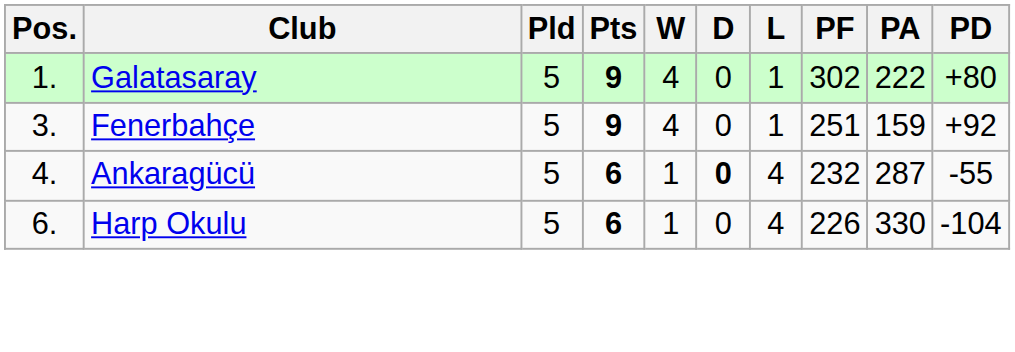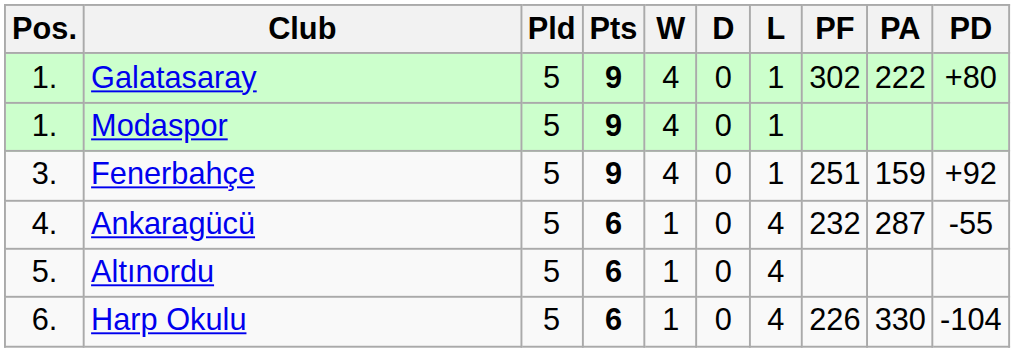+ row: (159, 126)
(723, 175) bold -> (723, 223) normal
+ row: (153, 272)
